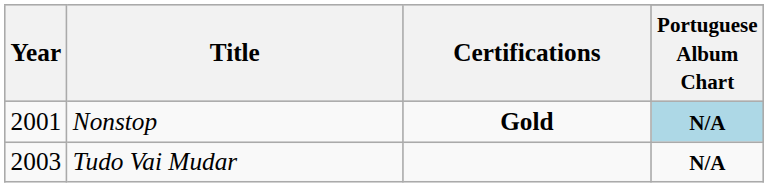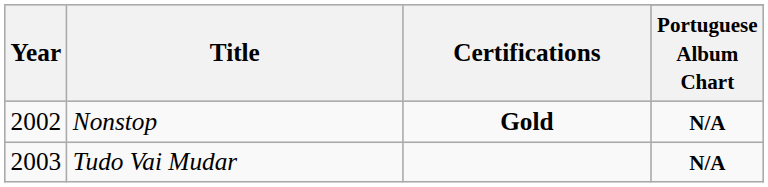(36, 121) 2001 -> (36, 121) 2002
(707, 123) lightblue background -> (707, 123) no background
